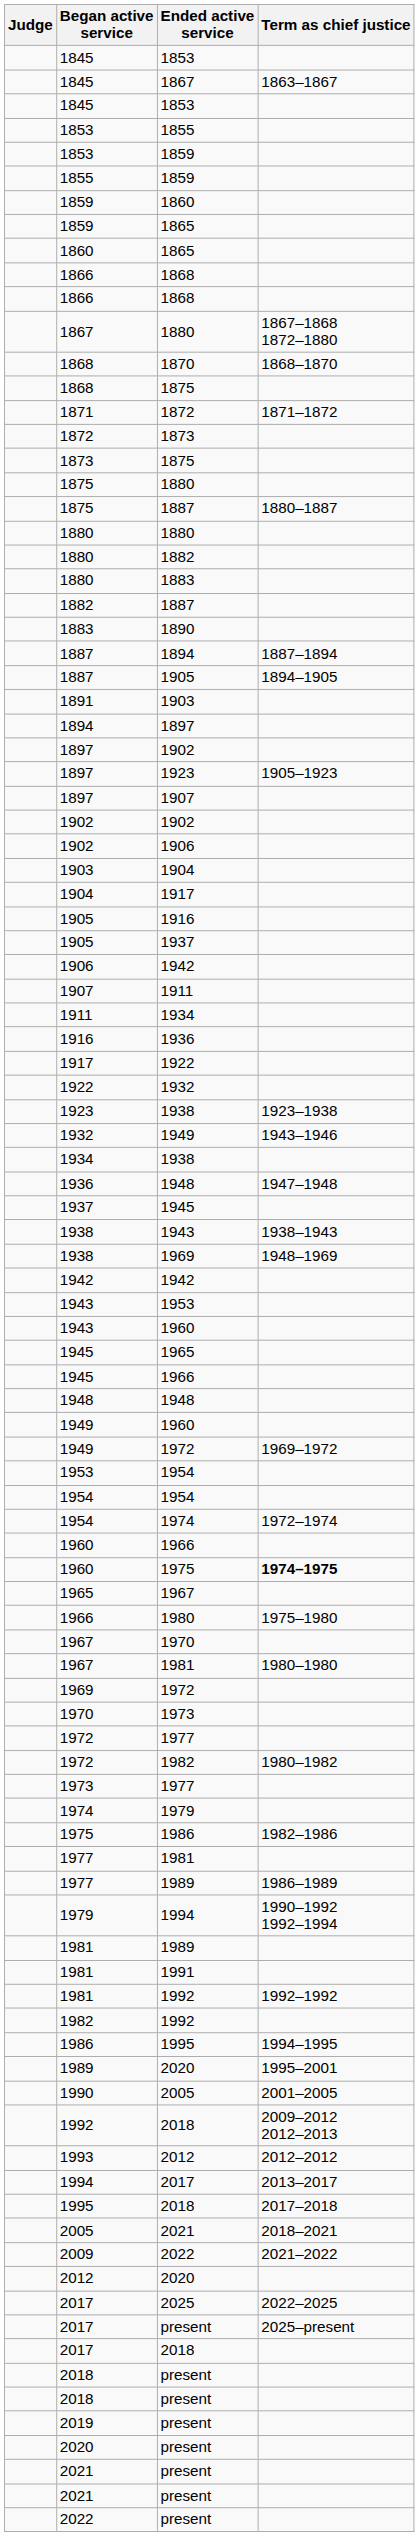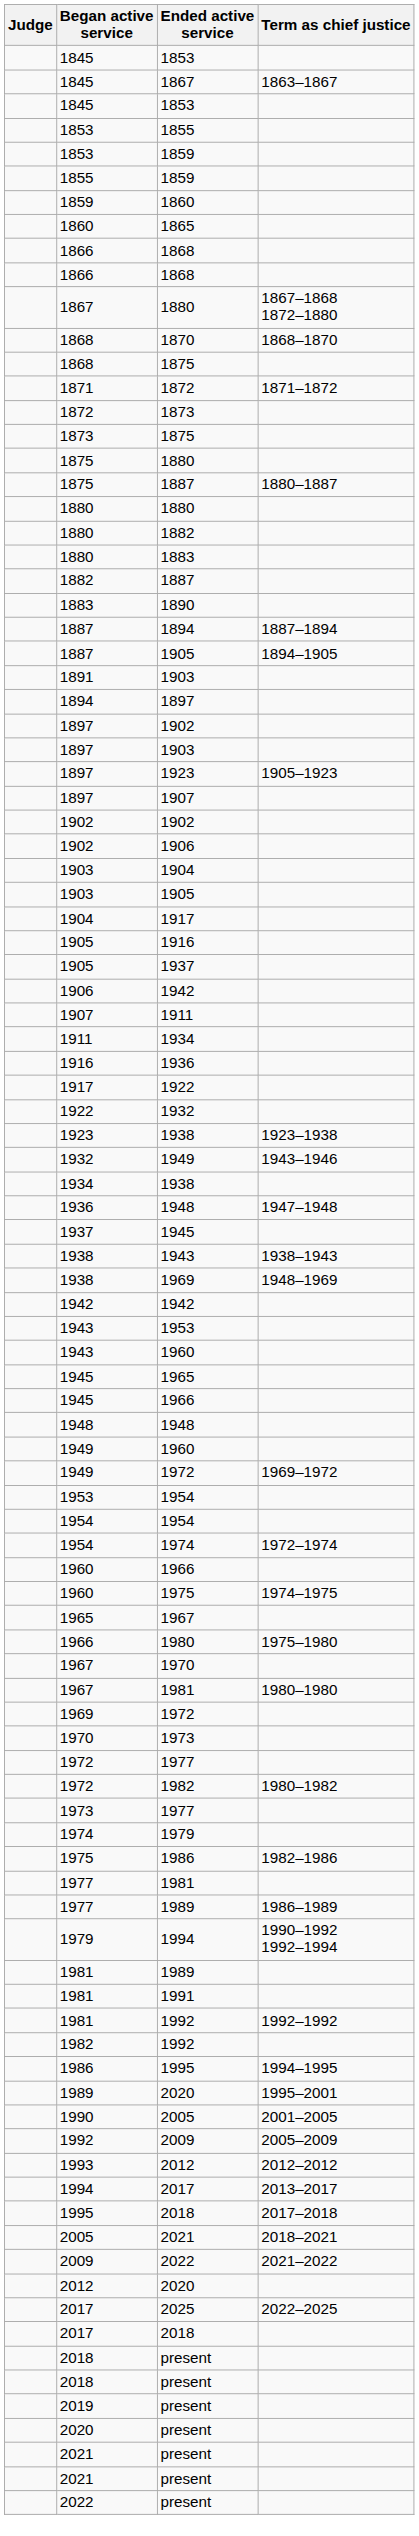- row: (77, 226)
+ row: (77, 749)
+ row: (77, 894)
(299, 1569) bold -> (299, 1593) normal
- row: (77, 2125)
+ row: (77, 2140)
- row: (77, 2326)
